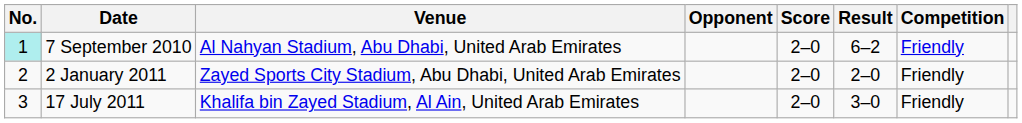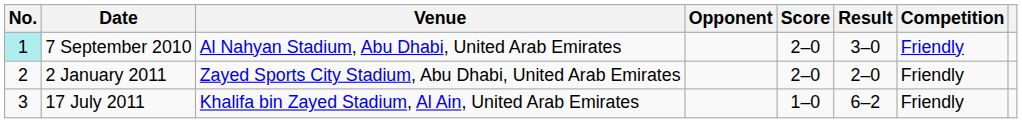(865, 46) 6–2 -> (865, 46) 3–0
(805, 103) 2–0 -> (805, 103) 1–0
(865, 103) 3–0 -> (865, 103) 6–2
